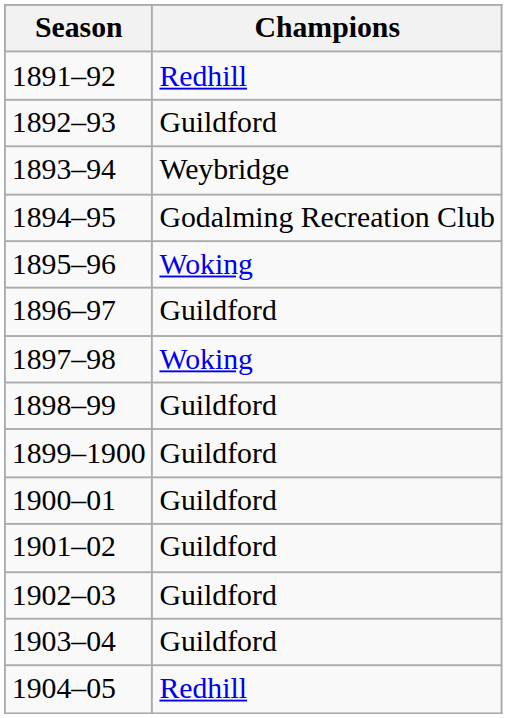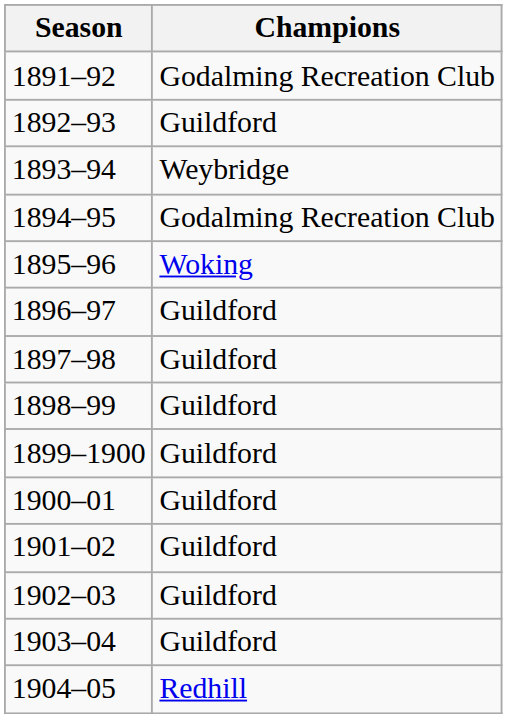(203, 75) Redhill -> (327, 75) Godalming Recreation Club
(206, 358) Woking -> (218, 358) Guildford
